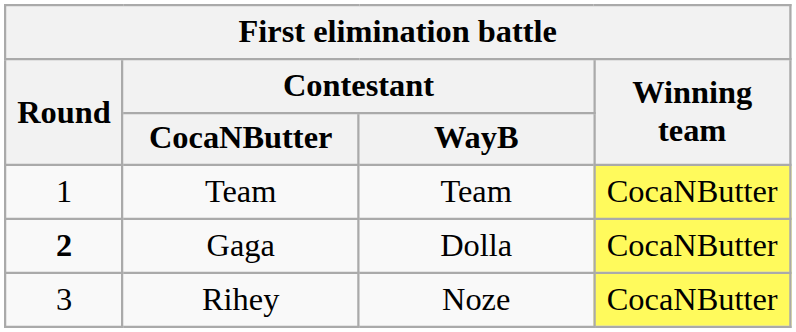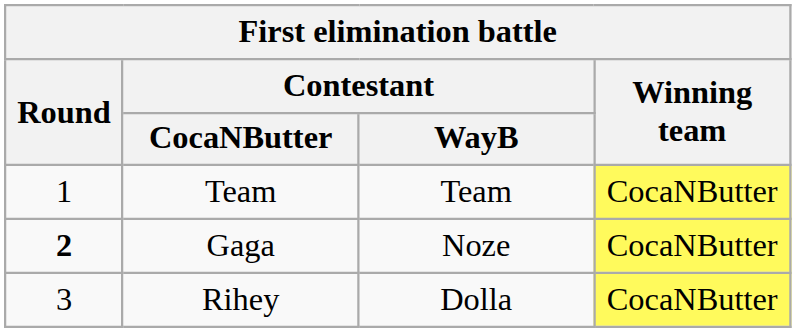(476, 245) Dolla -> (476, 245) Noze
(476, 298) Noze -> (476, 298) Dolla
